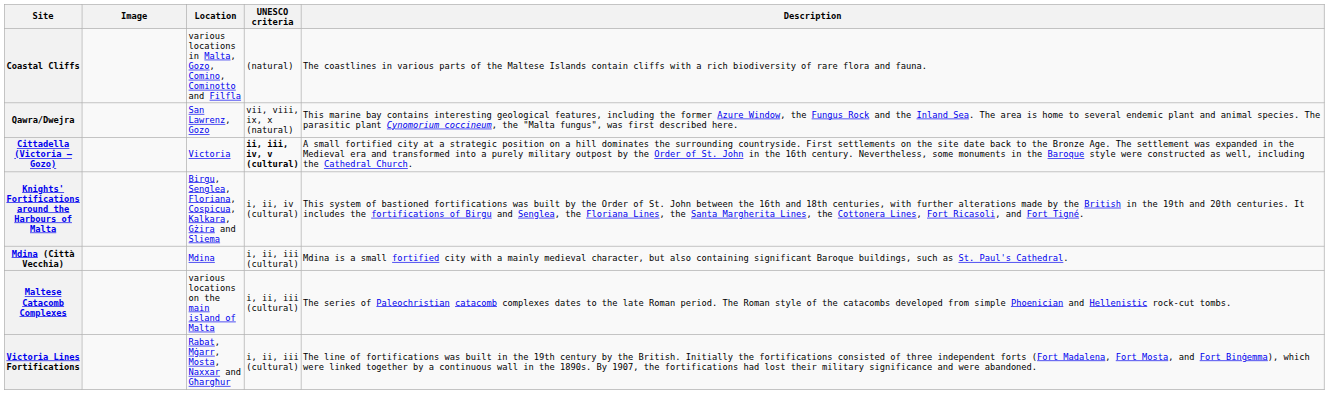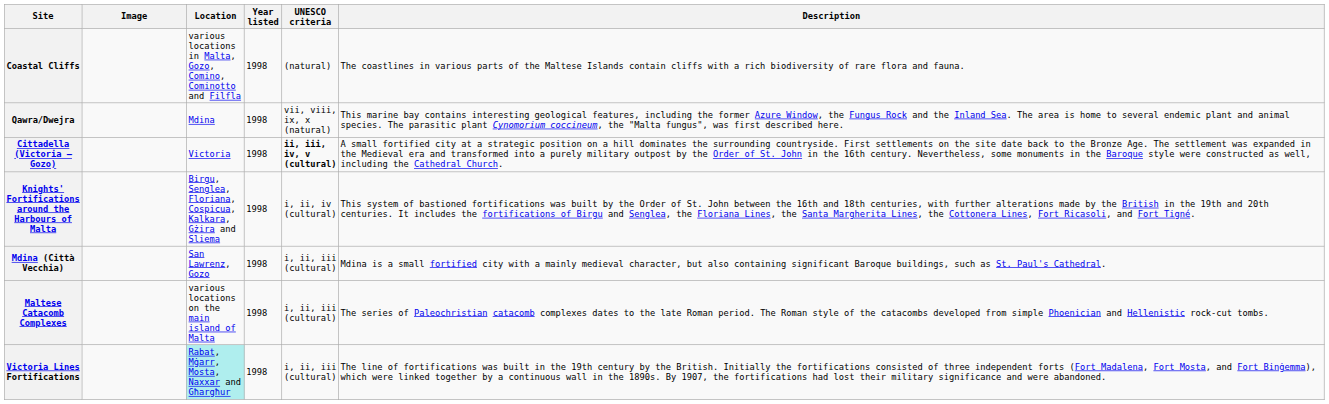+ column: (263, 16)
(210, 120) San Lawrenz, Gozo -> (202, 120) Mdina
(202, 258) Mdina -> (210, 263) San Lawrenz, Gozo
(215, 362) no background -> (215, 372) paleturquoise background
